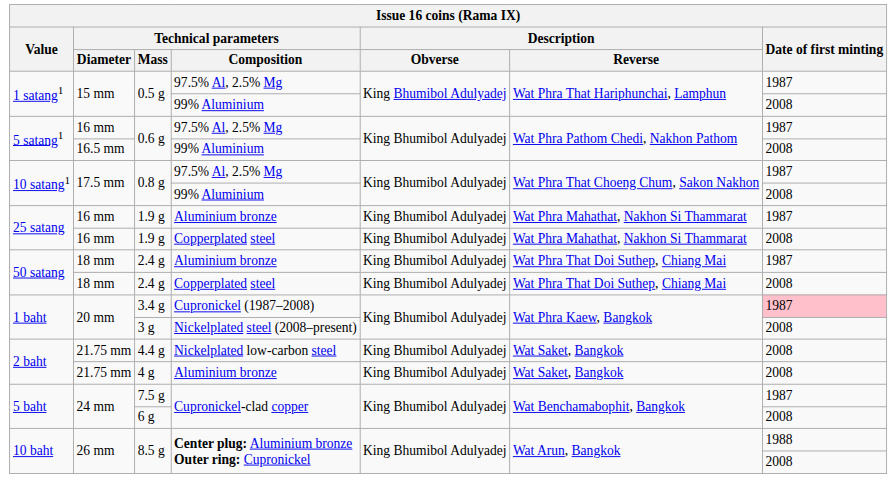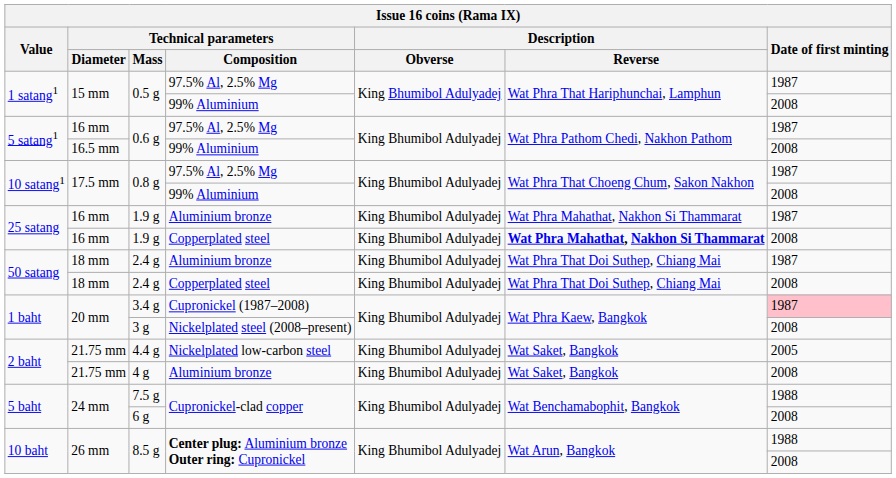(630, 239) normal -> (636, 239) bold
(779, 350) 2008 -> (784, 350) 2005
(779, 395) 1987 -> (784, 395) 1988
